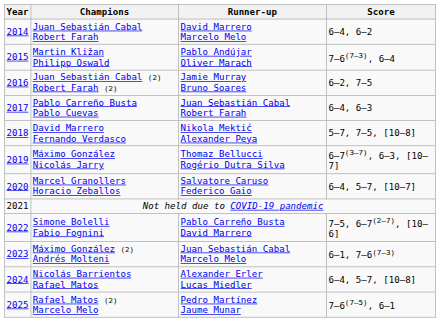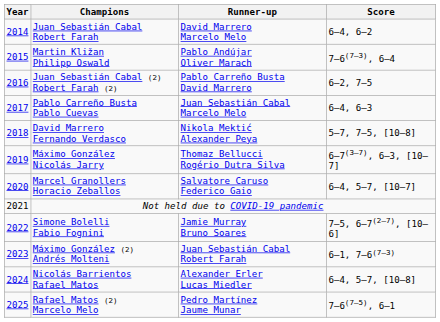(213, 83) Jamie Murray Bruno Soares -> (233, 83) Pablo Carreño Busta David Marrero
(235, 108) Juan Sebastián Cabal Robert Farah -> (235, 108) Juan Sebastián Cabal Marcelo Melo
(233, 227) Pablo Carreño Busta David Marrero -> (213, 227) Jamie Murray Bruno Soares
(235, 254) Juan Sebastián Cabal Marcelo Melo -> (235, 254) Juan Sebastián Cabal Robert Farah
